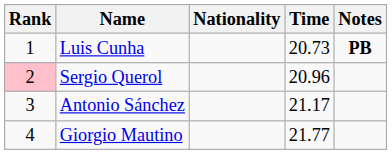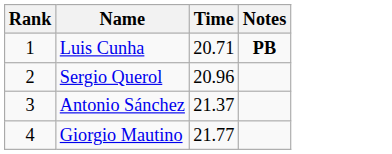- column: (237, 18)
(309, 47) 20.73 -> (214, 47) 20.71
(30, 76) pink background -> (30, 76) no background
(309, 105) 21.17 -> (214, 105) 21.37
